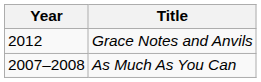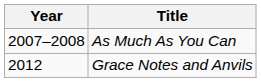rows swapped: (164, 65) <-> (172, 41)
